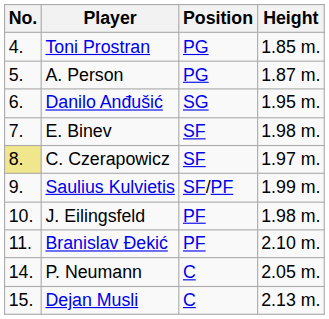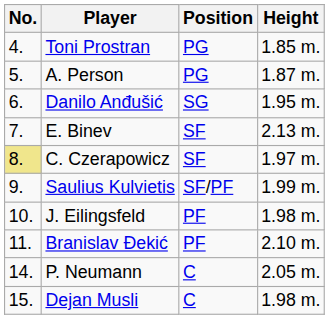(291, 131) 1.98 m. -> (291, 131) 2.13 m.
(291, 300) 2.13 m. -> (291, 300) 1.98 m.
